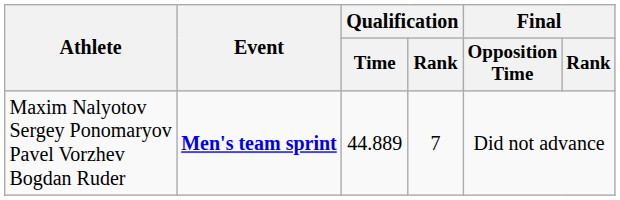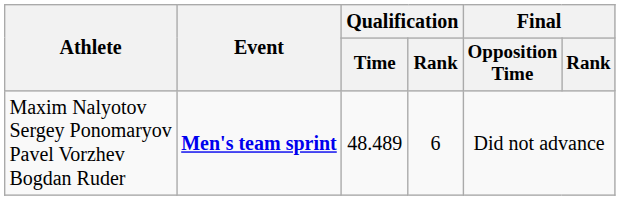(375, 143) 44.889 -> (375, 143) 48.489
(436, 143) 7 -> (436, 143) 6
